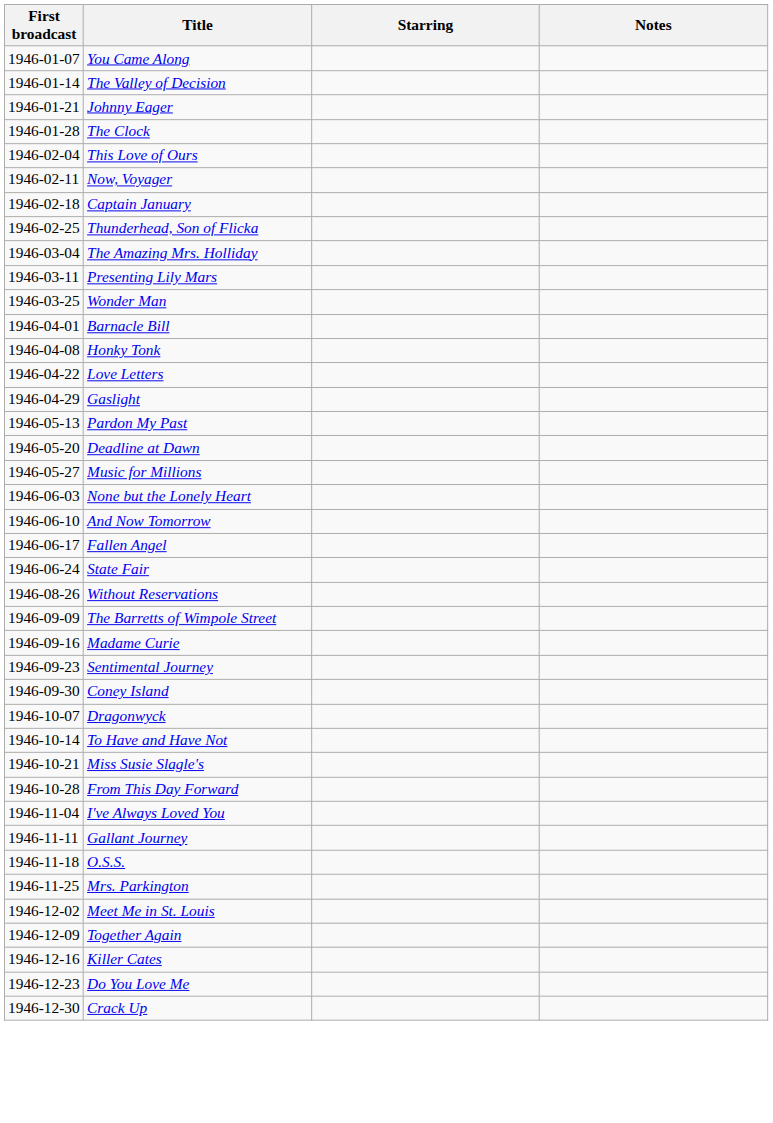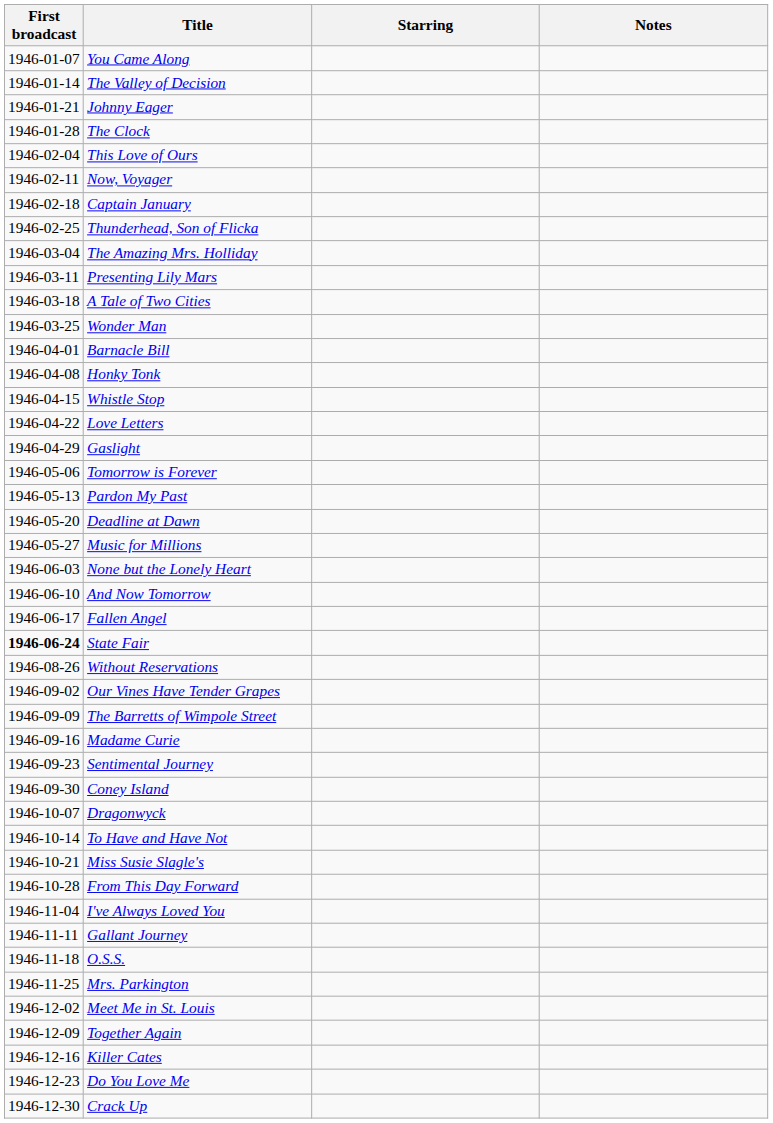+ row: (149, 301)
+ row: (126, 399)
+ row: (152, 472)
(44, 569) normal -> (44, 642) bold
+ row: (184, 691)
